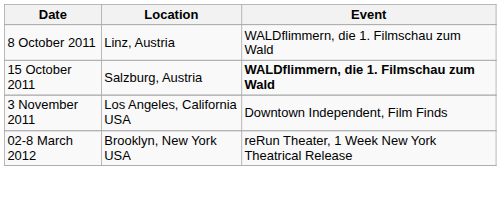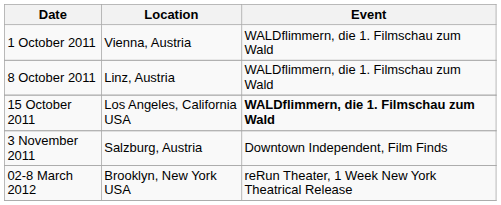+ row: (52, 42)
(153, 77) Salzburg, Austria -> (171, 112) Los Angeles, California USA
(171, 112) Los Angeles, California USA -> (153, 148) Salzburg, Austria
